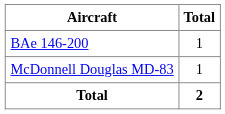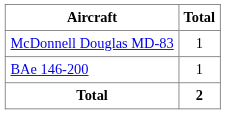rows swapped: (50, 43) <-> (92, 69)
